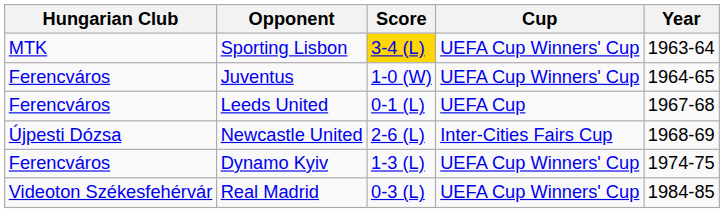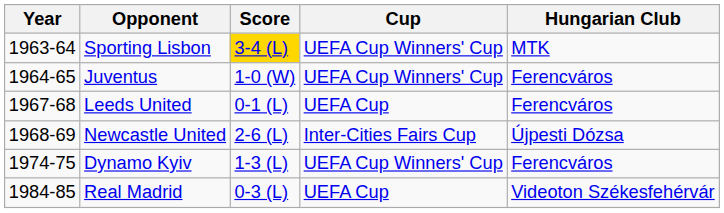columns swapped: (681, 18) <-> (111, 18)
(540, 192) UEFA Cup Winners' Cup -> (346, 192) UEFA Cup
